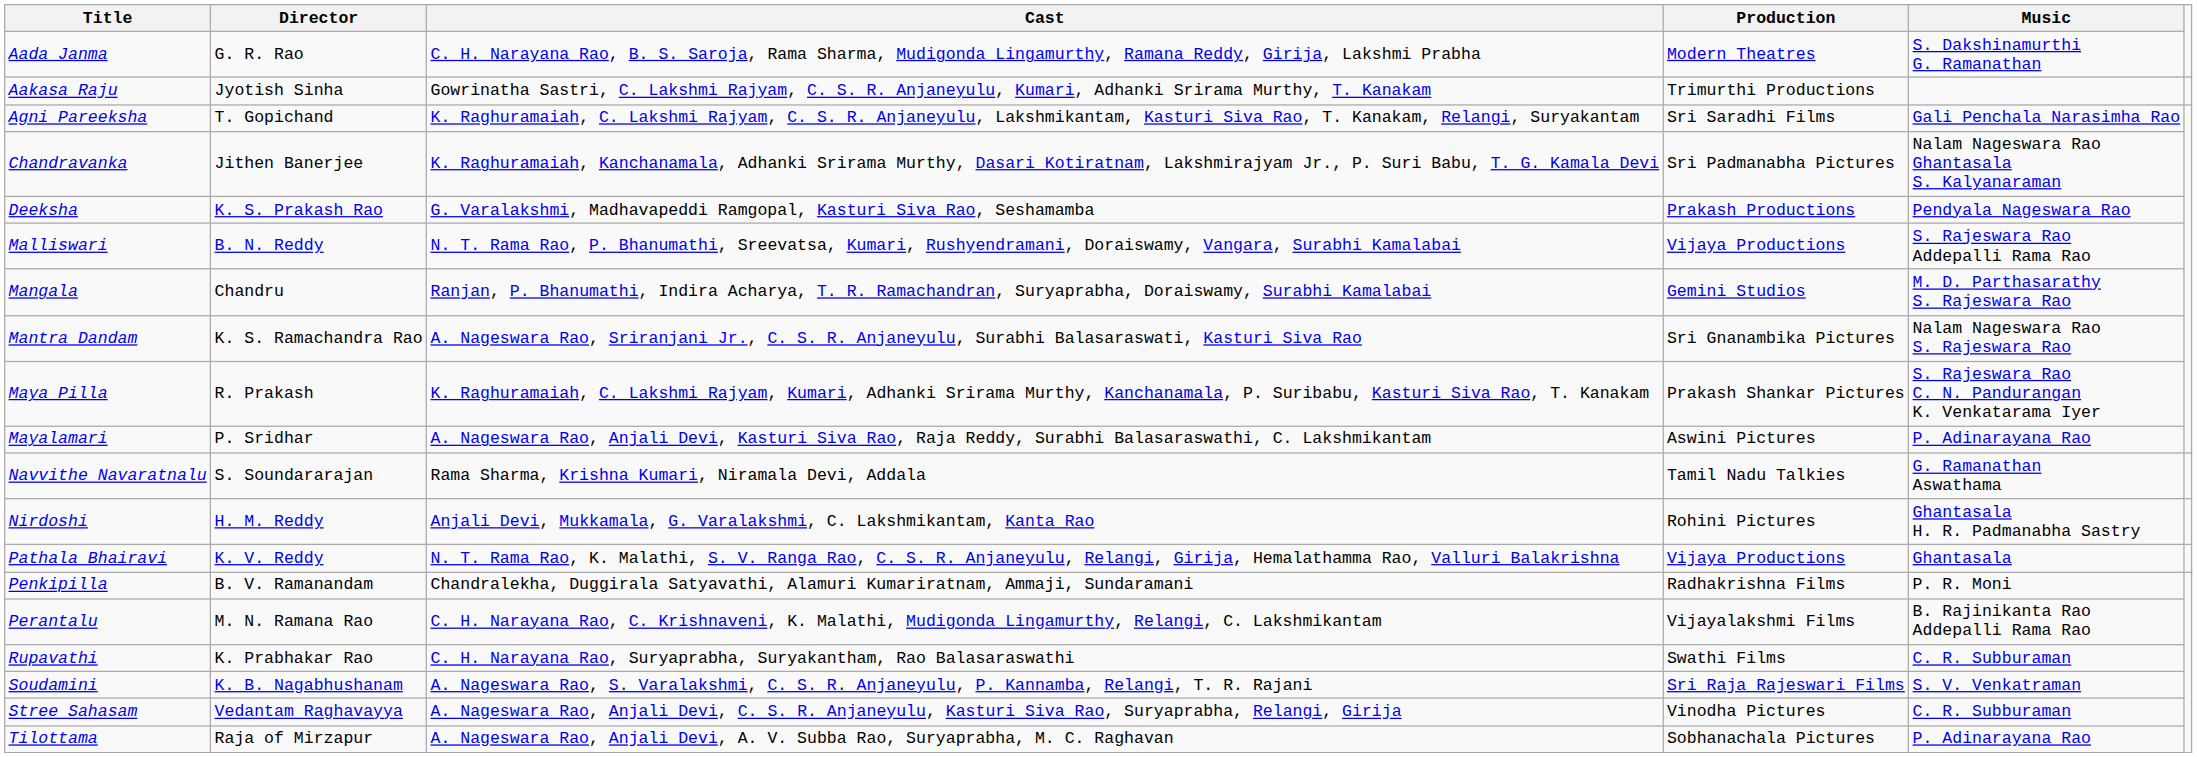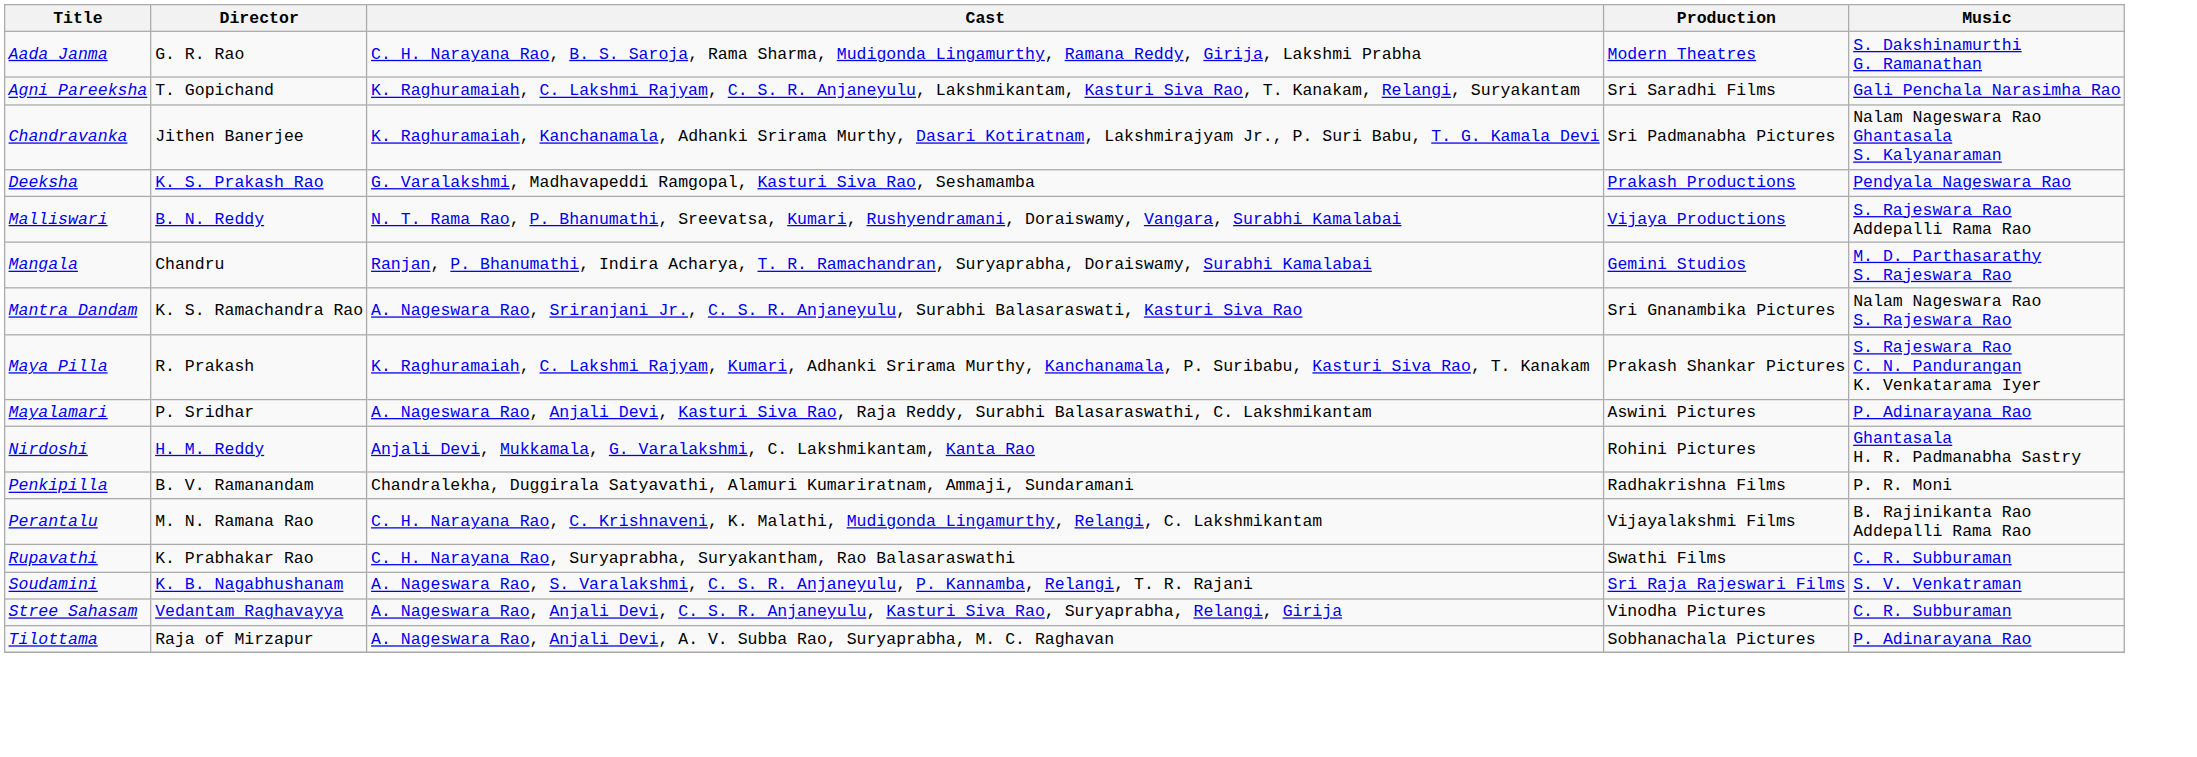- row: (63, 91)
- row: (108, 476)
- row: (88, 558)
